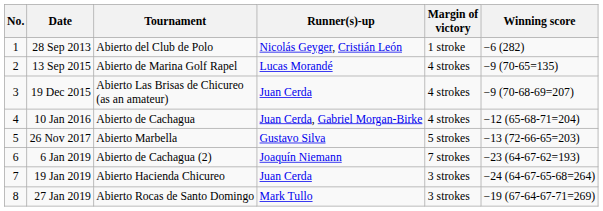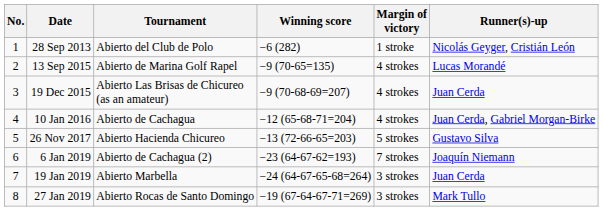columns swapped: (539, 21) <-> (341, 21)
(137, 138) Abierto Marbella -> (161, 138) Abierto Hacienda Chicureo
(161, 177) Abierto Hacienda Chicureo -> (137, 177) Abierto Marbella
